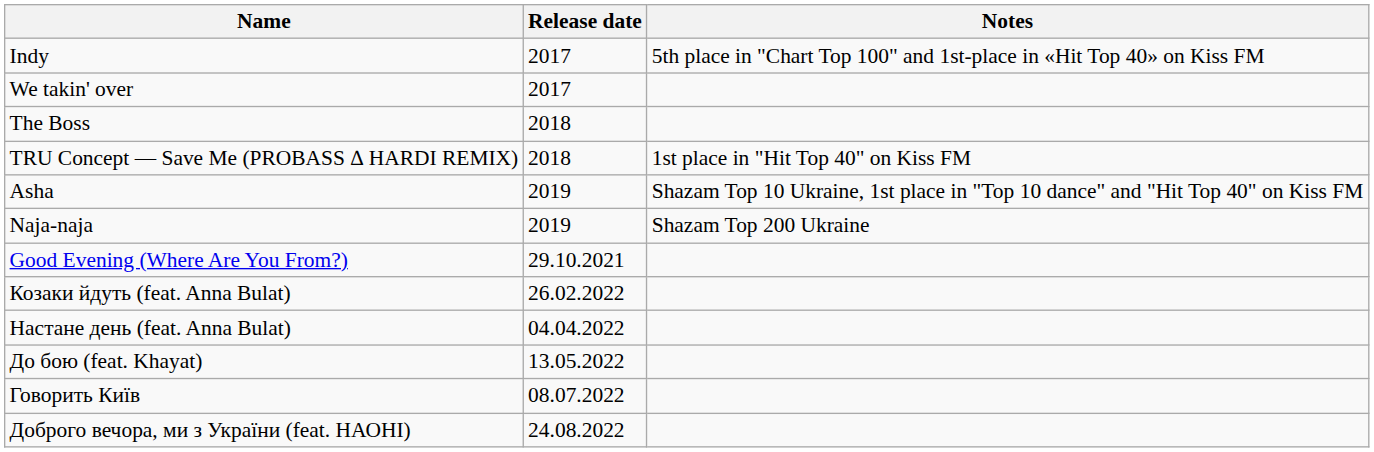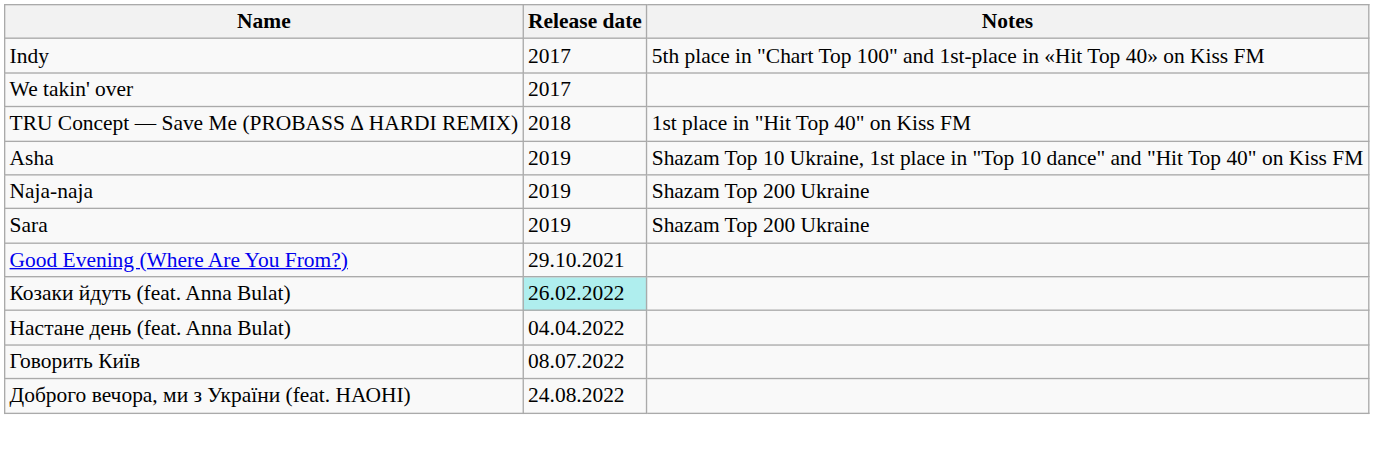- row: (50, 123)
+ row: (29, 225)
(576, 293) no background -> (576, 293) paleturquoise background
- row: (106, 361)
